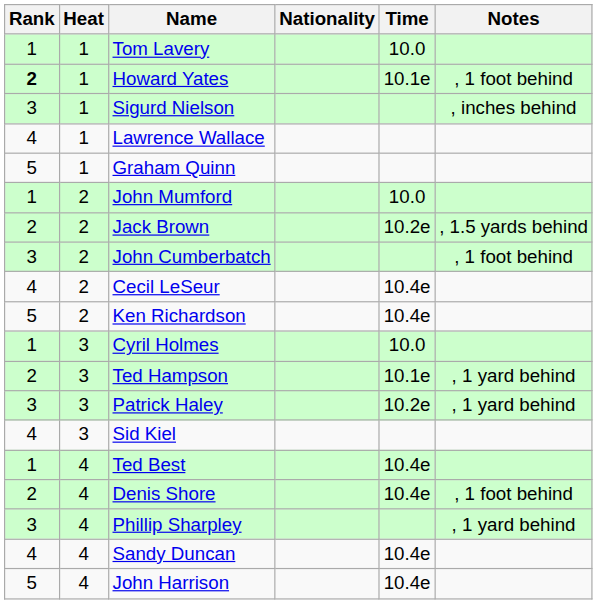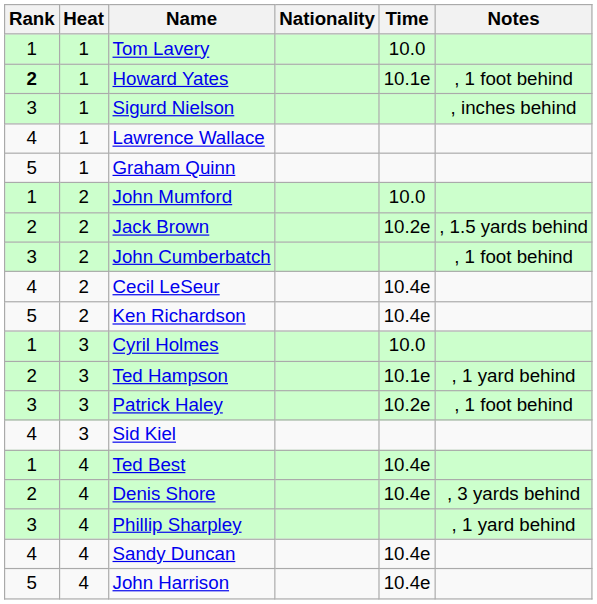(514, 405) , 1 yard behind -> (514, 405) , 1 foot behind
(514, 494) , 1 foot behind -> (514, 494) , 3 yards behind
